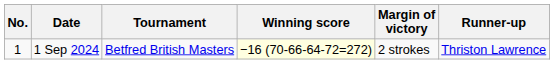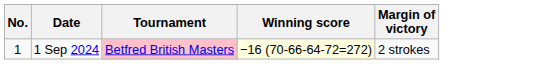- column: (494, 22)
(170, 49) no background -> (170, 49) pink background
